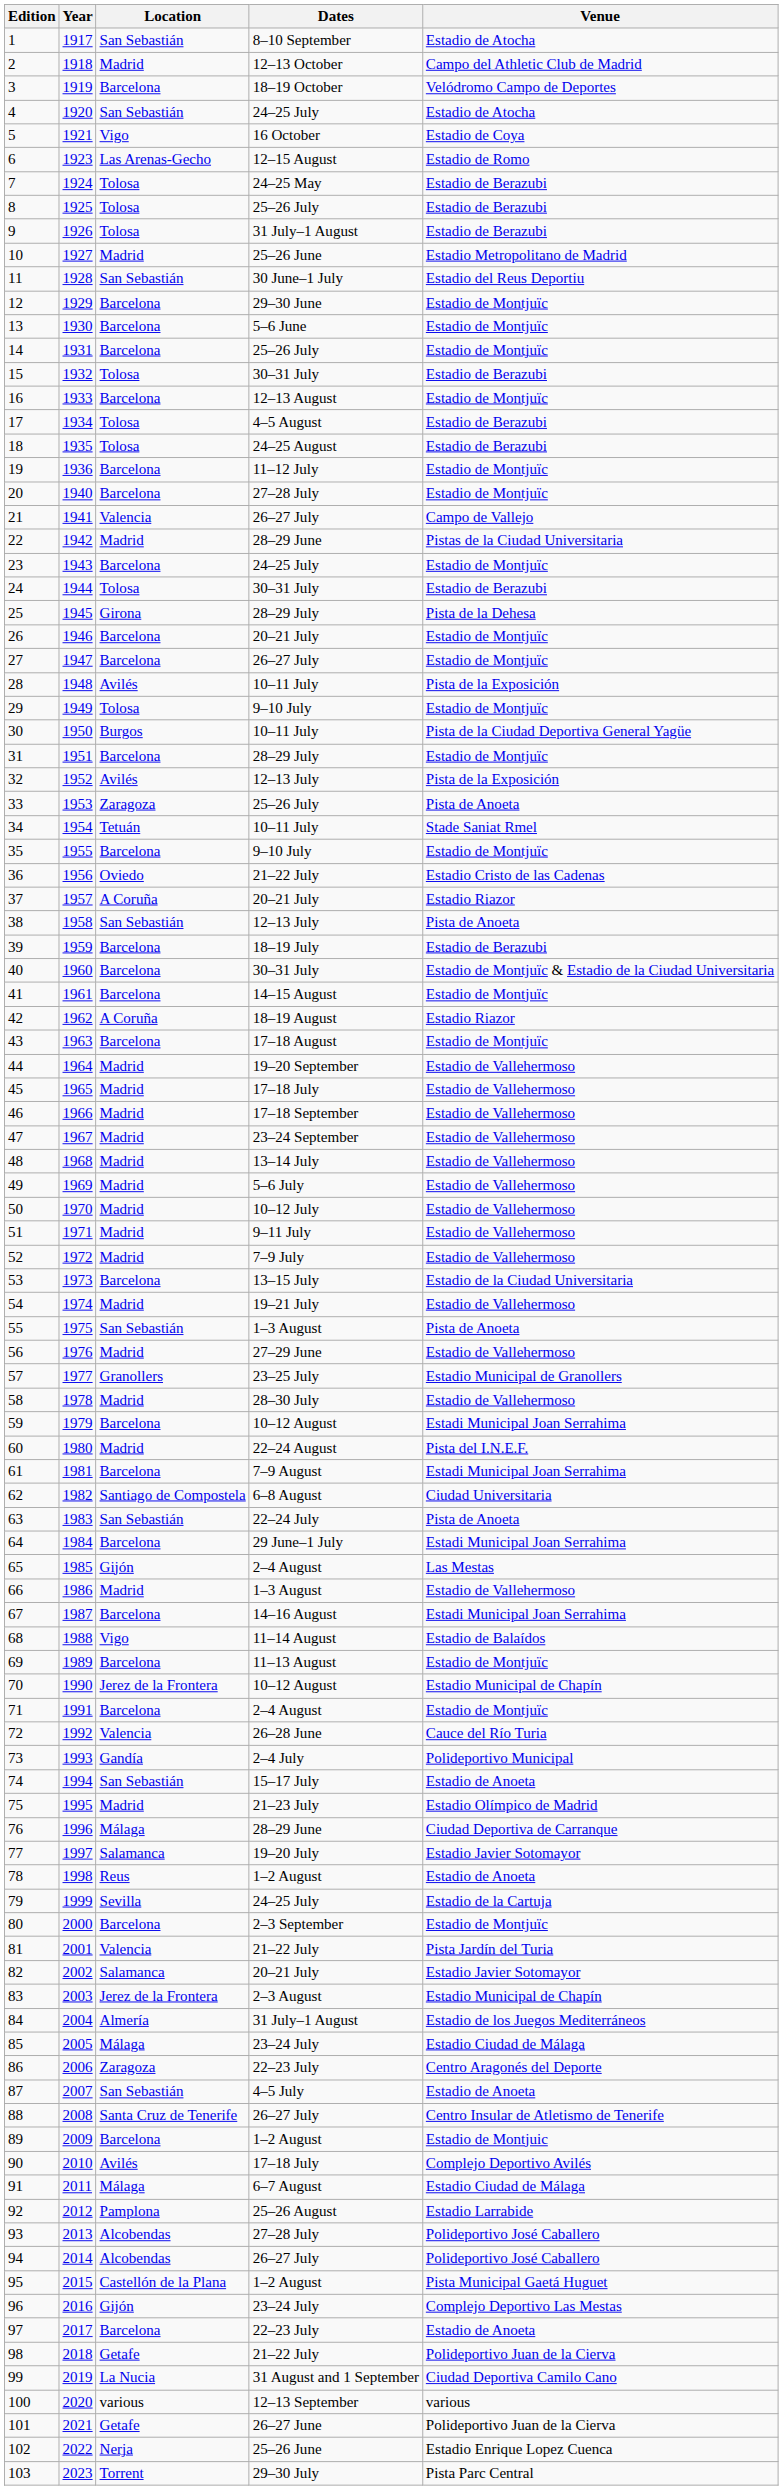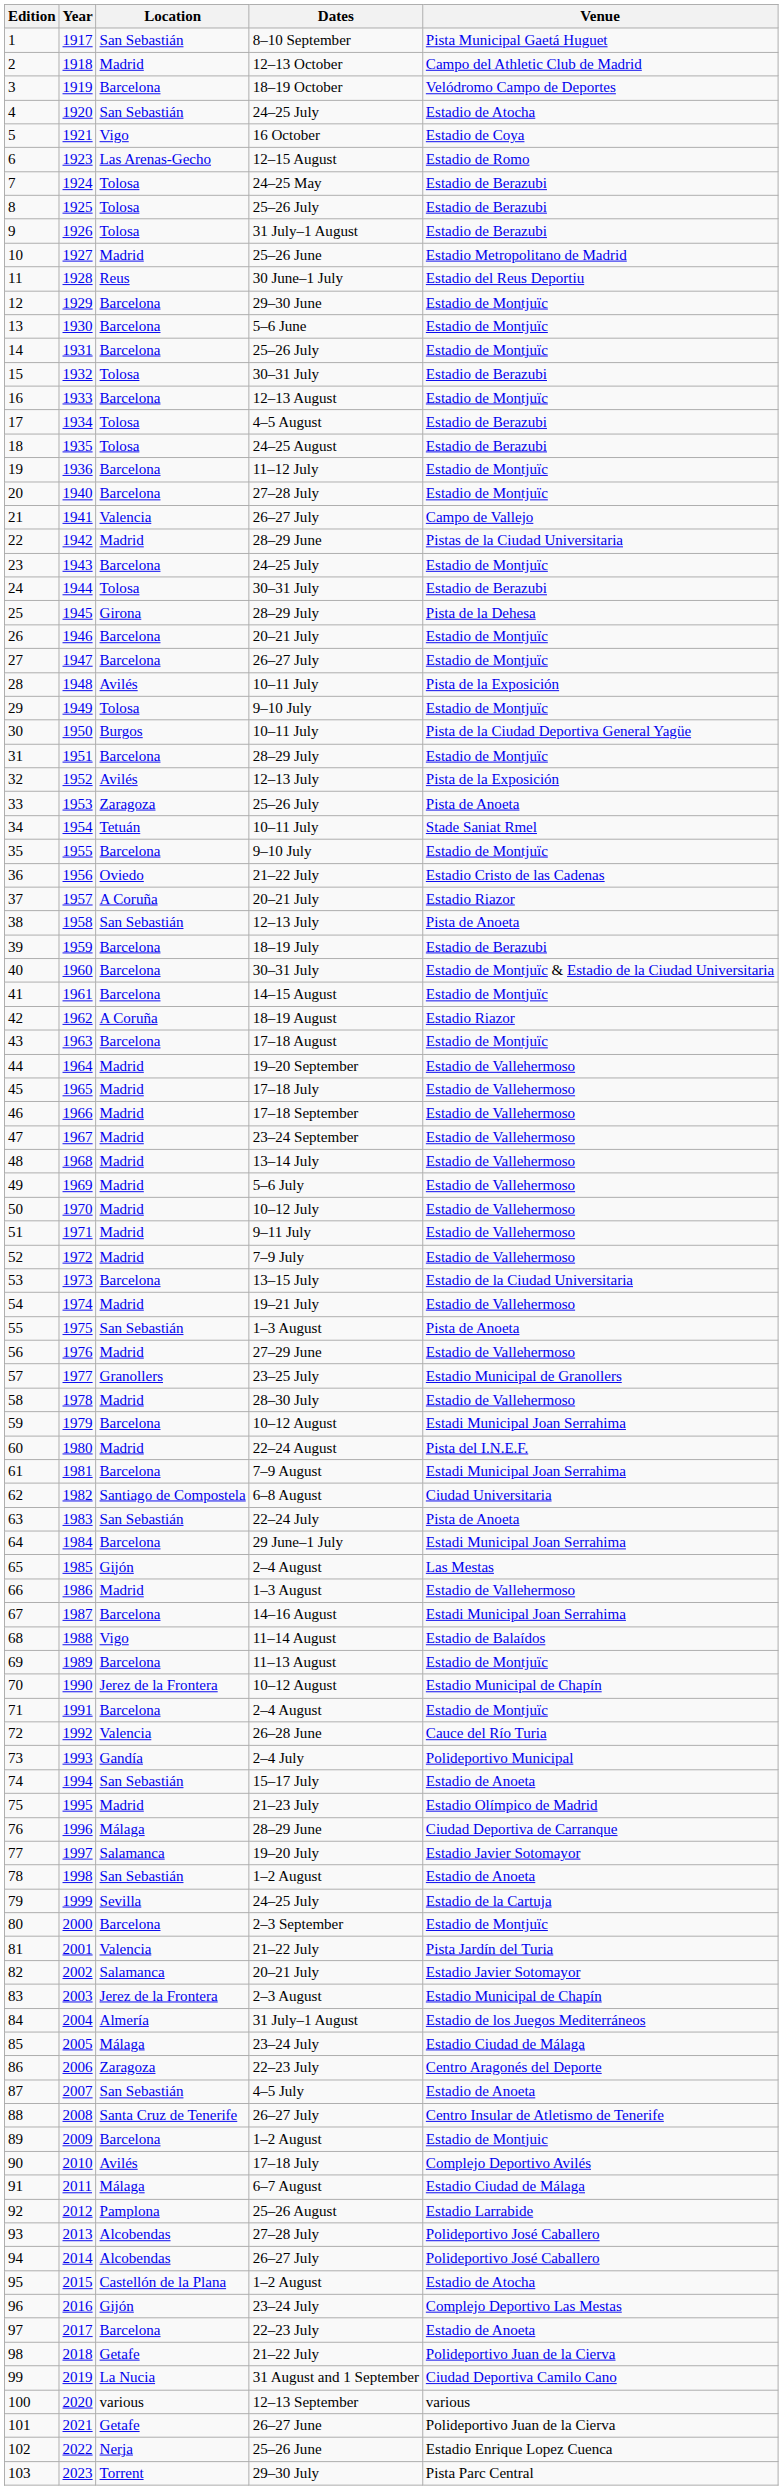(481, 40) Estadio de Atocha -> (517, 40) Pista Municipal Gaetá Huguet
(142, 278) San Sebastián -> (115, 278) Reus
(115, 1876) Reus -> (142, 1876) San Sebastián
(517, 2282) Pista Municipal Gaetá Huguet -> (481, 2282) Estadio de Atocha
